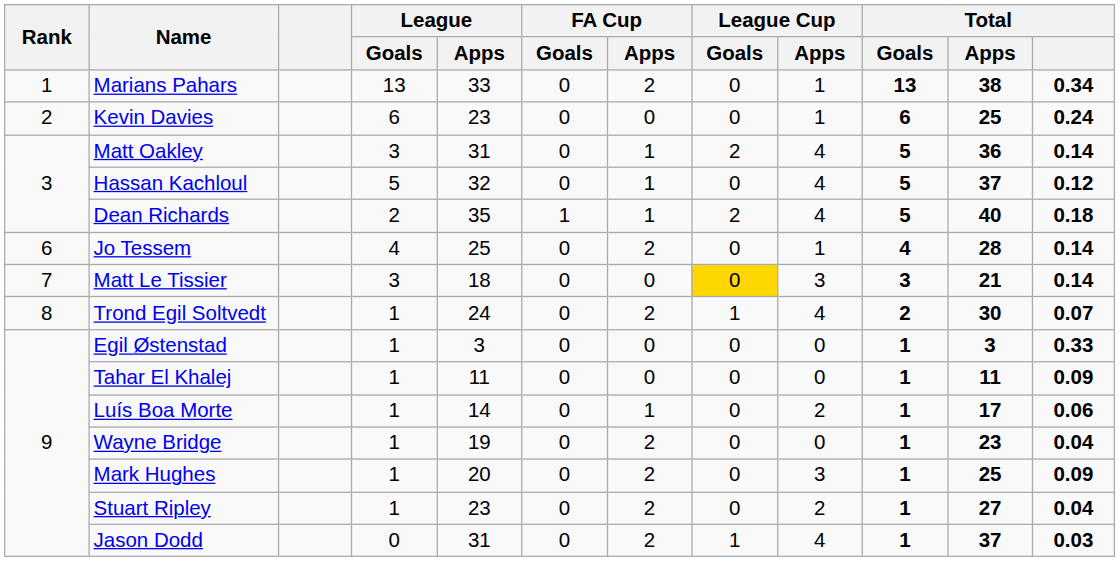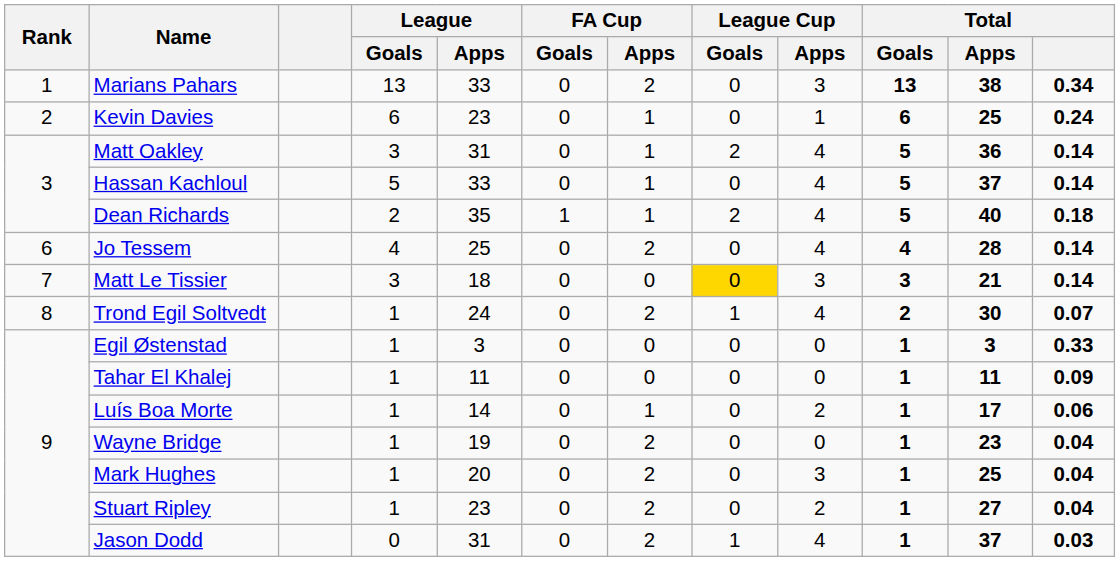(820, 85) 1 -> (820, 85) 3
(650, 118) 0 -> (650, 118) 1
(479, 183) 32 -> (479, 183) 33
(1073, 183) 0.12 -> (1073, 183) 0.14
(820, 248) 1 -> (820, 248) 4
(1073, 475) 0.09 -> (1073, 475) 0.04
